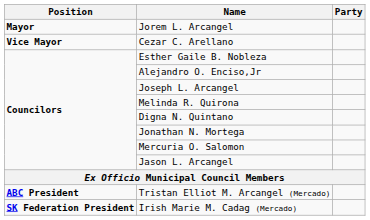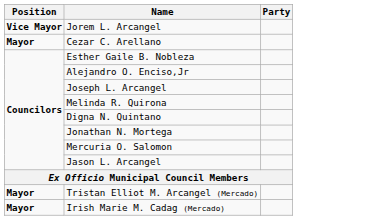(20, 27) Mayor -> (34, 27) Vice Mayor
(34, 42) Vice Mayor -> (20, 42) Mayor
(43, 192) ABC President -> (20, 192) Mayor
(70, 207) SK Federation President -> (20, 207) Mayor
